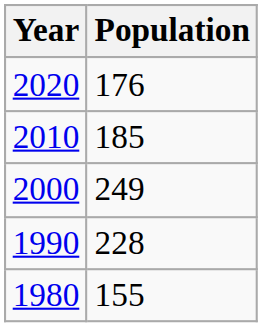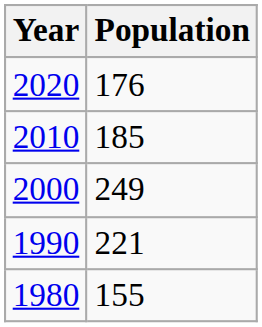(120, 242) 228 -> (120, 242) 221
